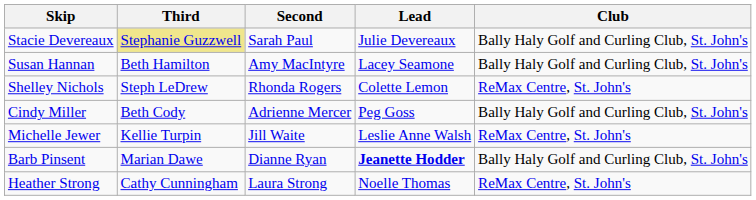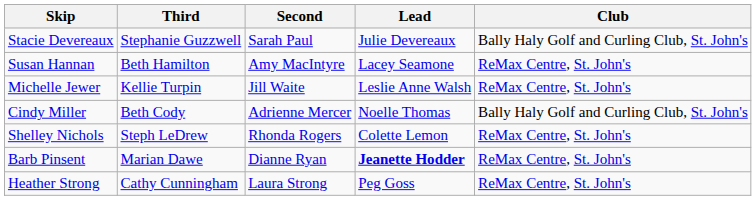(181, 40) khaki background -> (181, 40) no background
(613, 64) Bally Haly Golf and Curling Club, St. John's -> (554, 64) ReMax Centre, St. John's
rows swapped: (54, 135) <-> (56, 87)
(386, 111) Peg Goss -> (404, 111) Noelle Thomas
(613, 159) Bally Haly Golf and Curling Club, St. John's -> (554, 159) ReMax Centre, St. John's
(404, 183) Noelle Thomas -> (386, 183) Peg Goss
